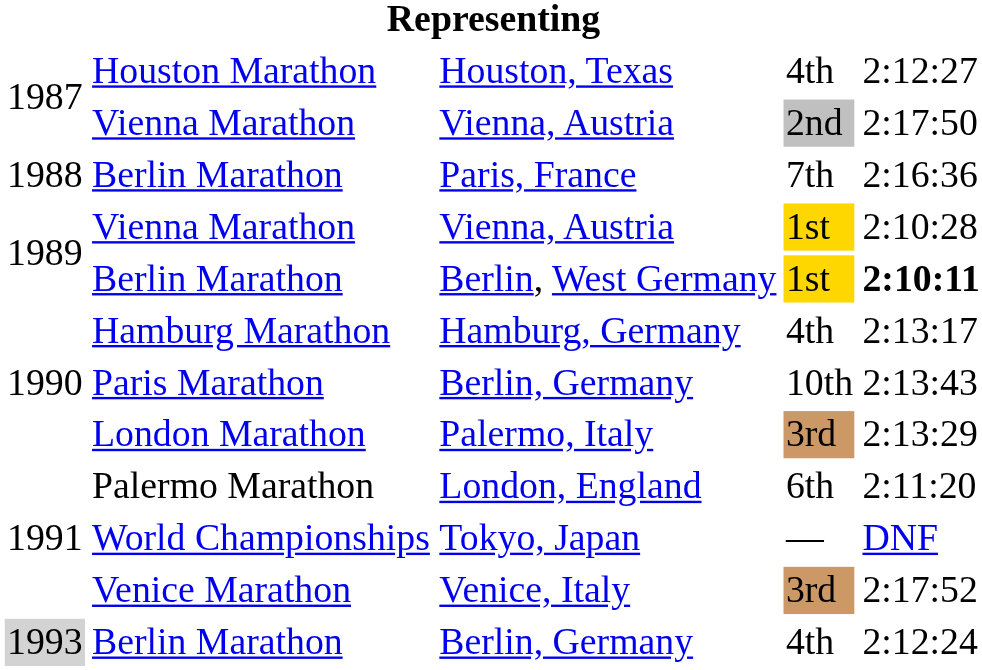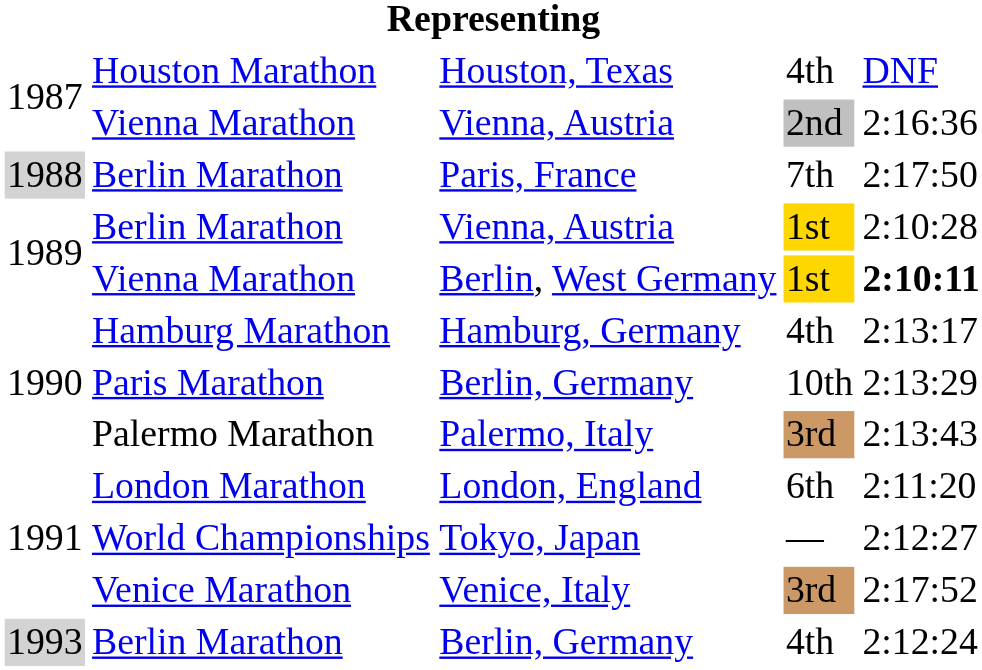(920, 70) 2:12:27 -> (900, 70) DNF
(920, 122) 2:17:50 -> (920, 122) 2:16:36
(45, 174) no background -> (45, 174) lightgrey background
(920, 174) 2:16:36 -> (920, 174) 2:17:50
(224, 226) Vienna Marathon -> (217, 226) Berlin Marathon
(217, 278) Berlin Marathon -> (224, 278) Vienna Marathon
(920, 382) 2:13:43 -> (920, 382) 2:13:29
(229, 433) London Marathon -> (233, 433) Palermo Marathon
(920, 433) 2:13:29 -> (920, 433) 2:13:43
(233, 485) Palermo Marathon -> (229, 485) London Marathon
(900, 537) DNF -> (920, 537) 2:12:27
